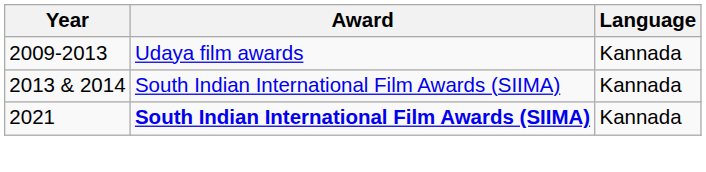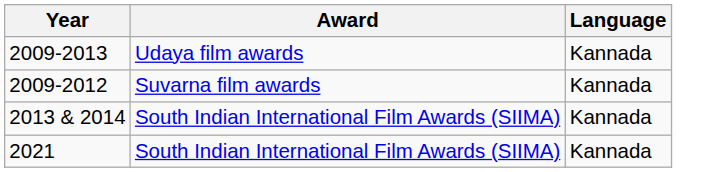+ row: (58, 85)
(363, 118) bold -> (348, 150) normal
